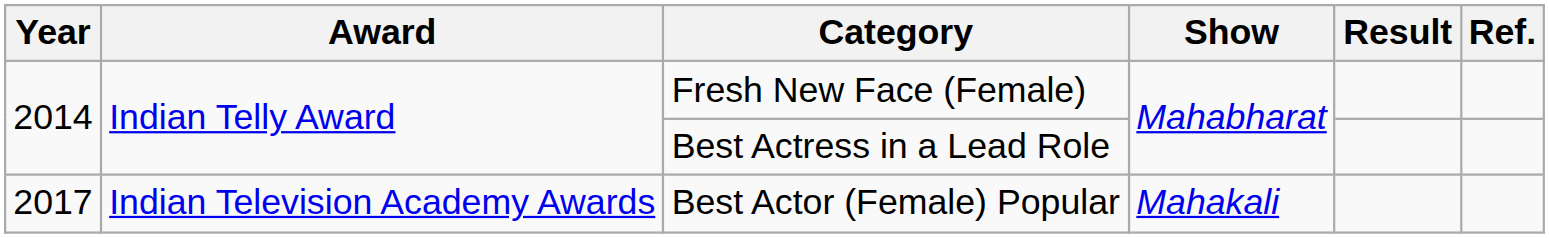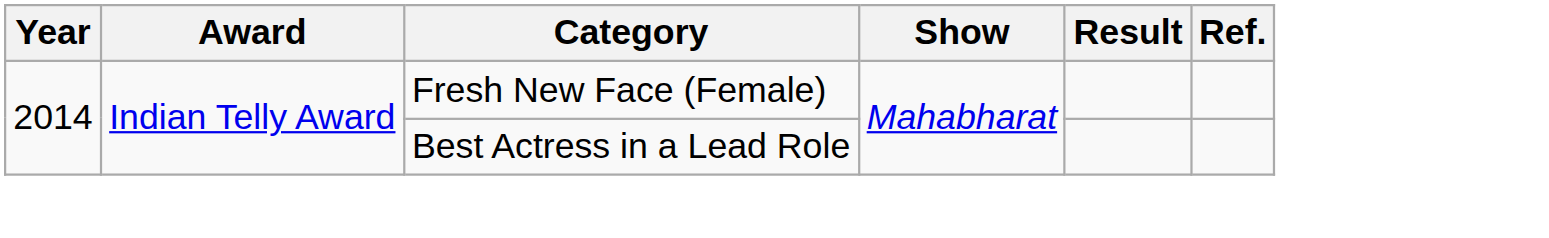- row: (896, 202)
